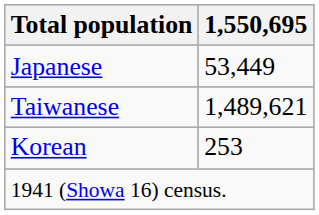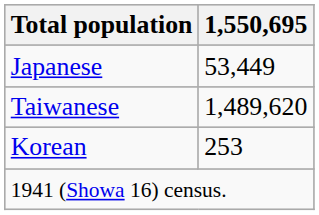(256, 106) 1,489,621 -> (256, 106) 1,489,620
